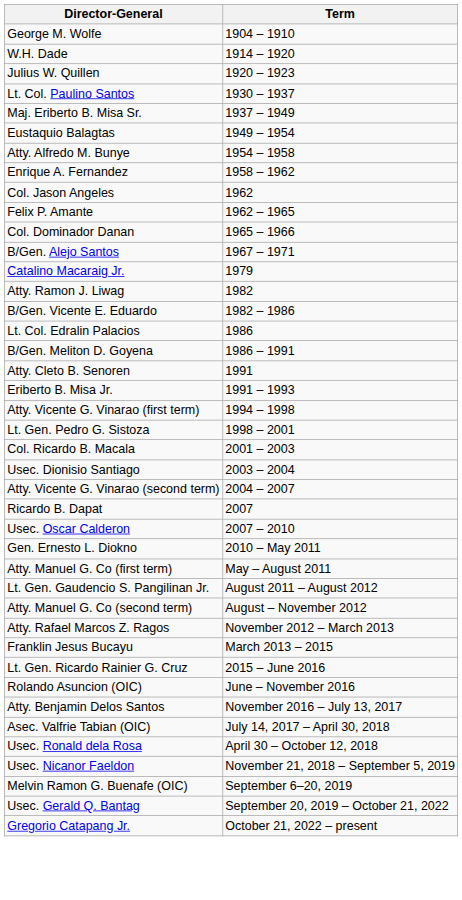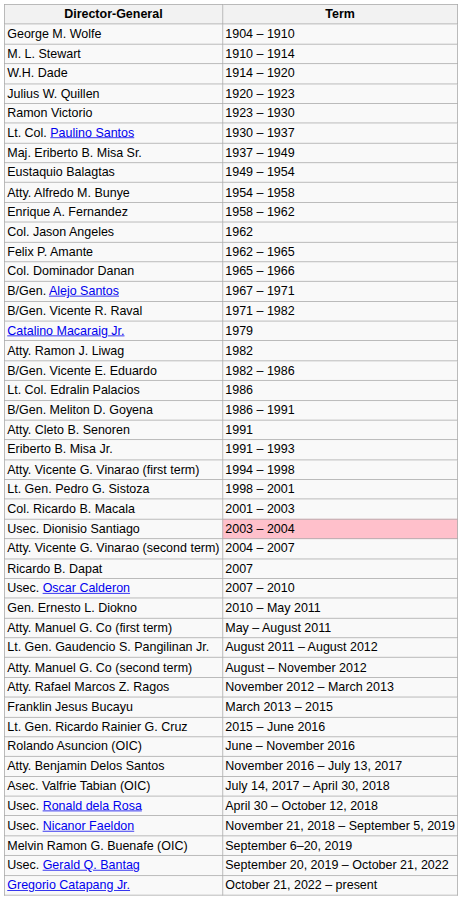+ row: (44, 53)
+ row: (50, 113)
+ row: (75, 311)
(260, 469) no background -> (260, 529) pink background
